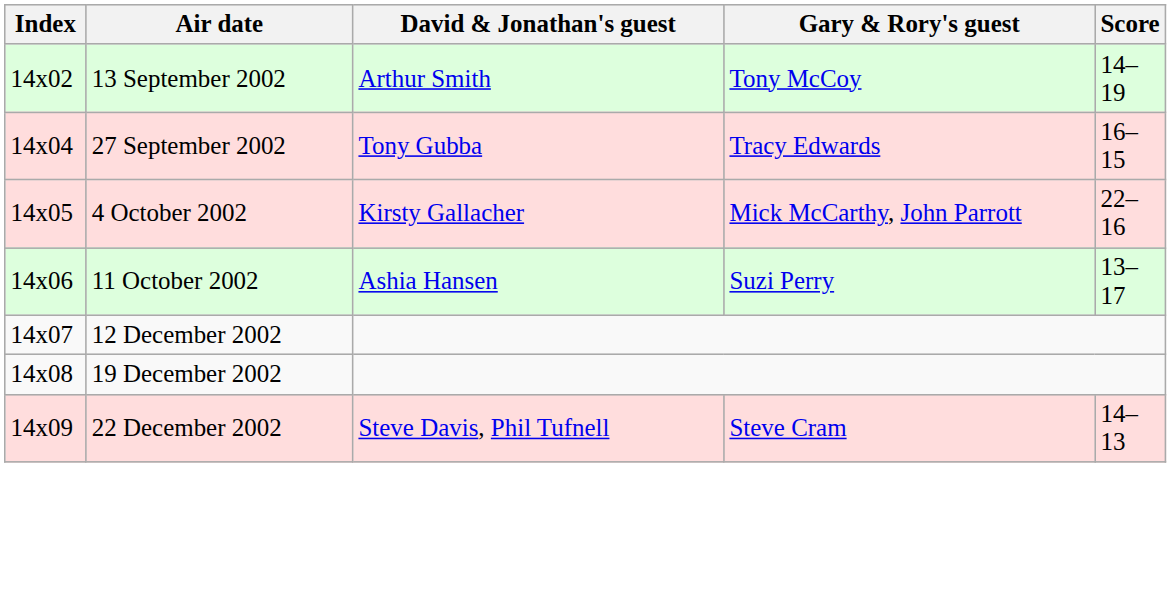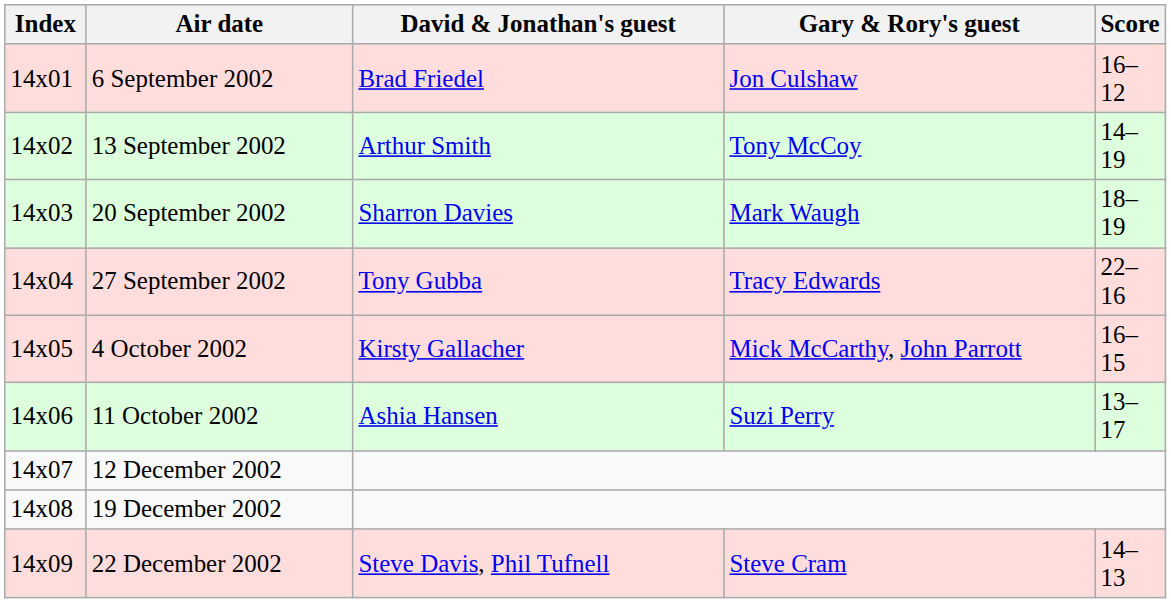+ row: (183, 77)
+ row: (189, 213)
(1119, 145) 16–15 -> (1119, 280) 22–16
(1119, 213) 22–16 -> (1119, 348) 16–15
